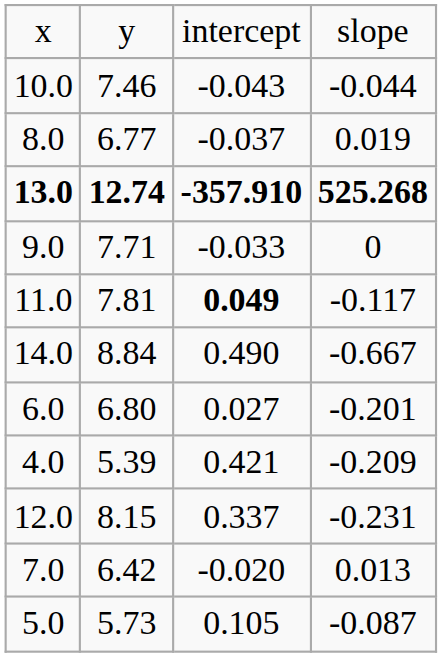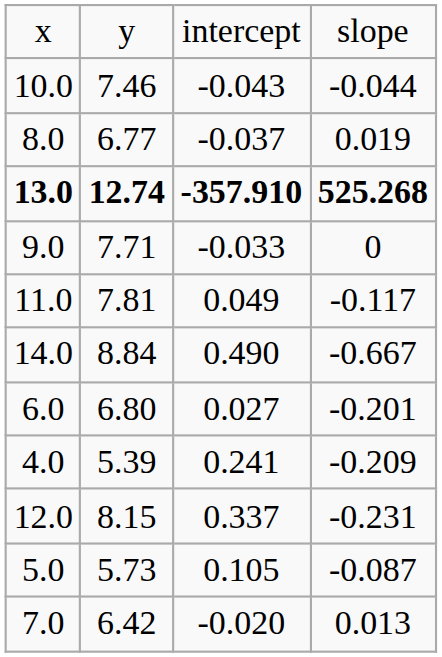(241, 300) bold -> (241, 300) normal
(241, 461) 0.421 -> (241, 461) 0.241
rows swapped: (43, 569) <-> (43, 623)
